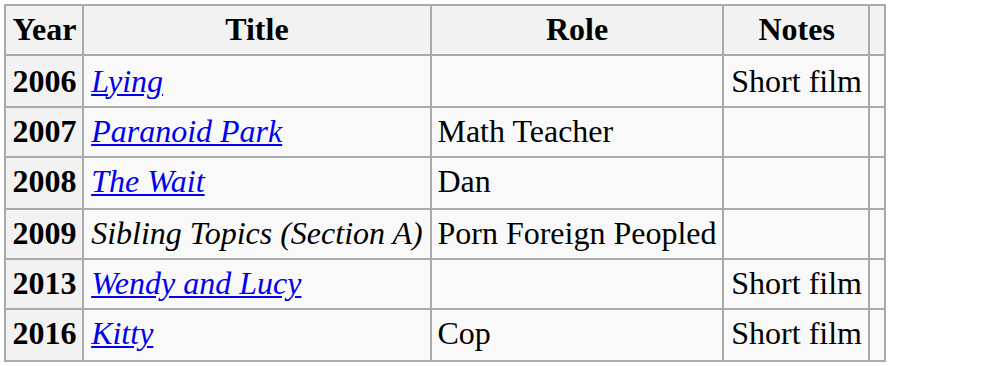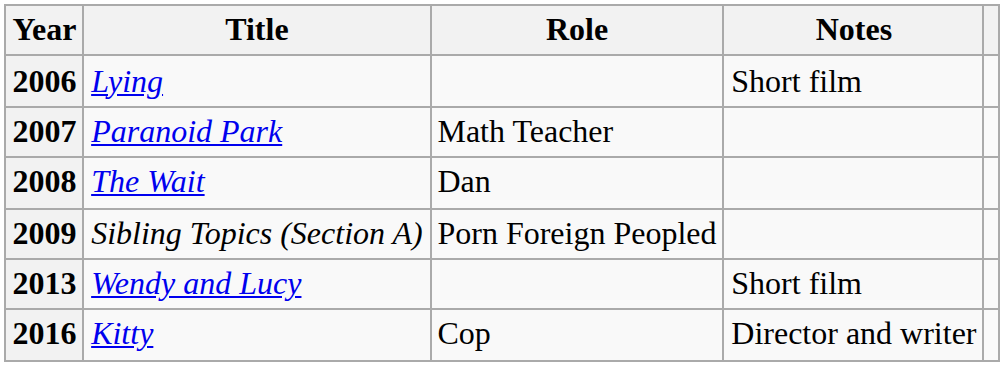(797, 334) Short film -> (854, 334) Director and writer
